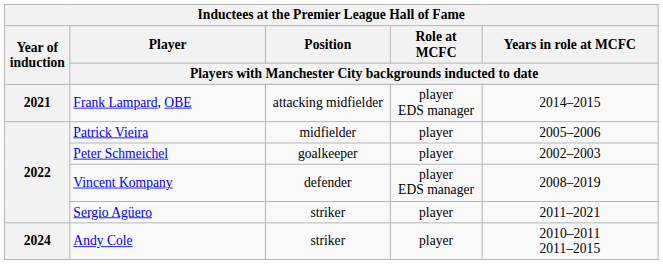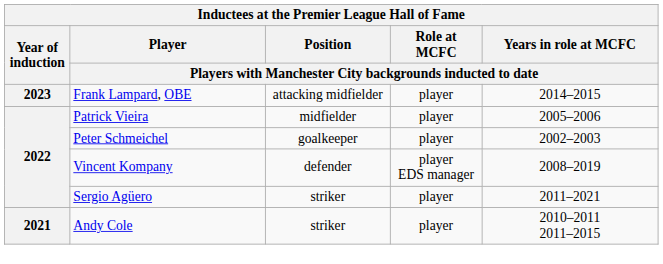(37, 102) 2021 -> (37, 95) 2023
(436, 102) player EDS manager -> (436, 95) player
(37, 241) 2024 -> (37, 226) 2021
